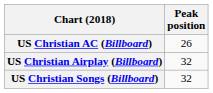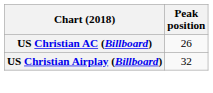- row: (85, 79)
